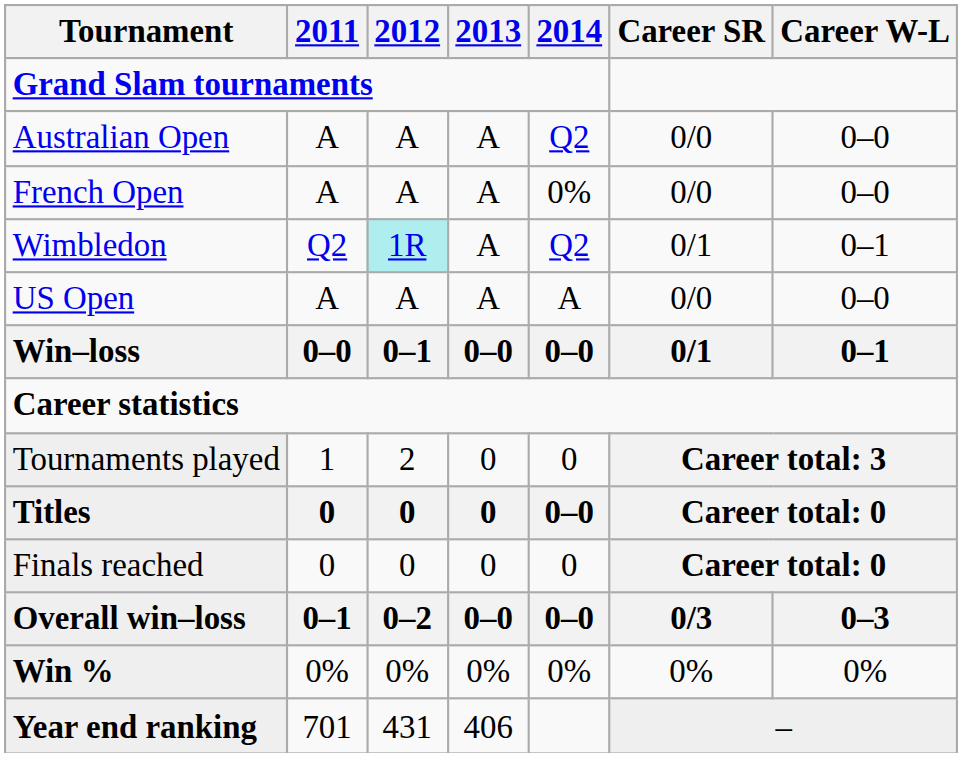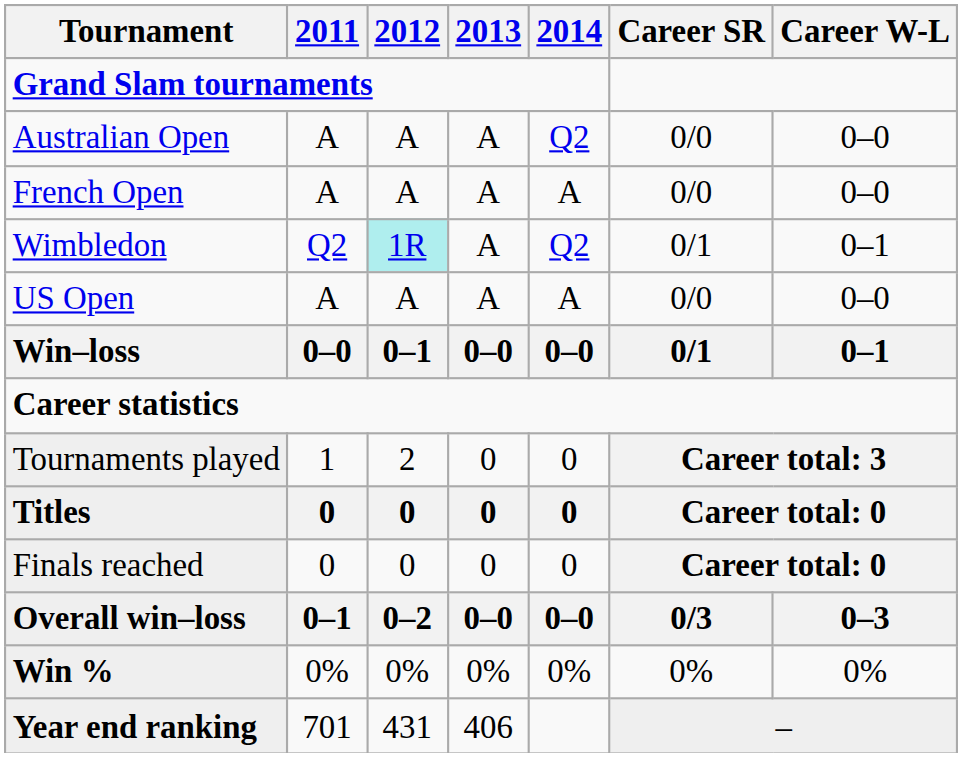(569, 190) 0% -> (569, 190) A
(569, 511) 0–0 -> (569, 511) 0
